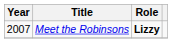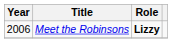(19, 29) 2007 -> (19, 29) 2006
